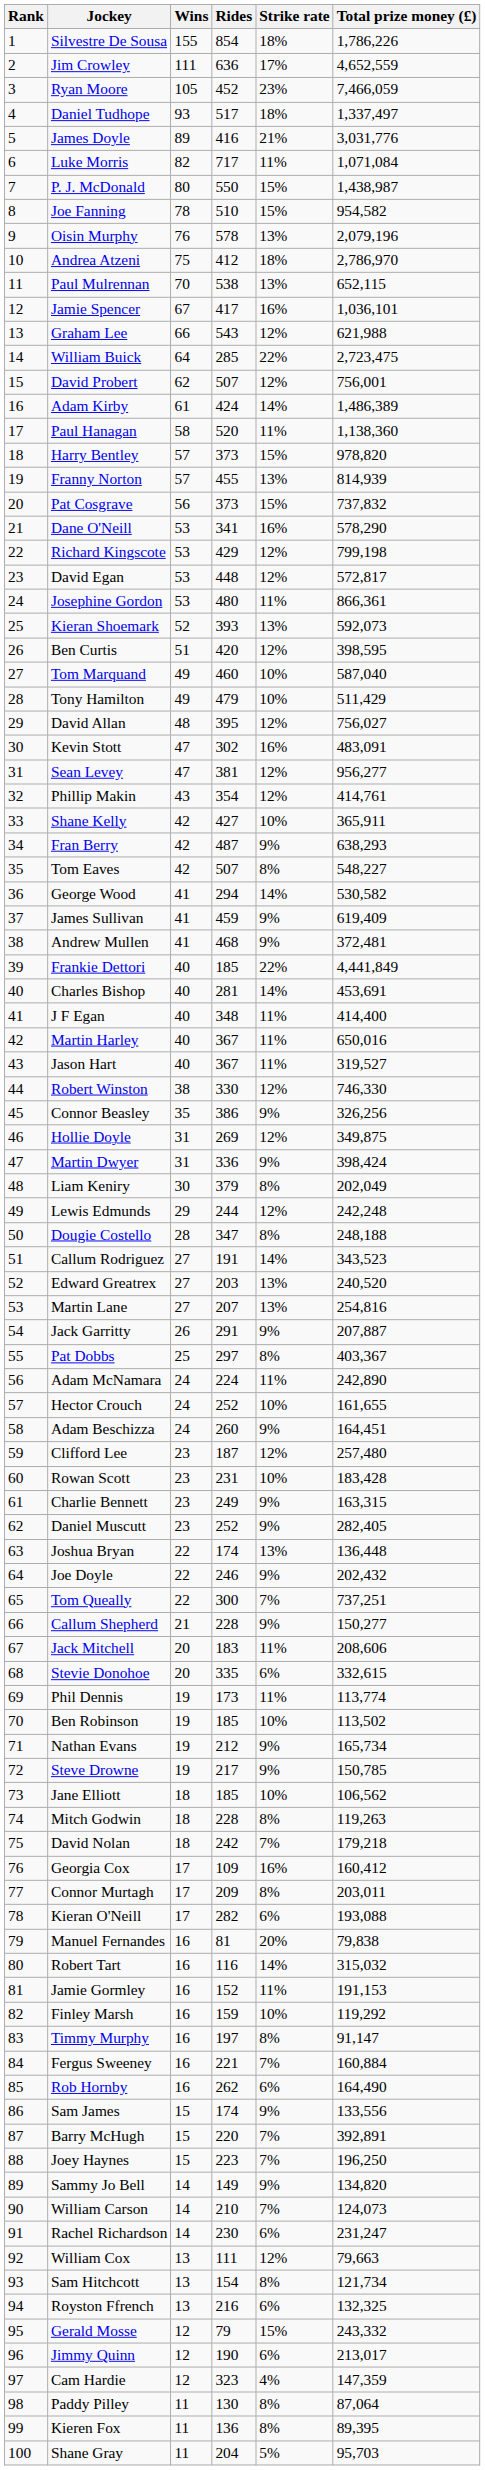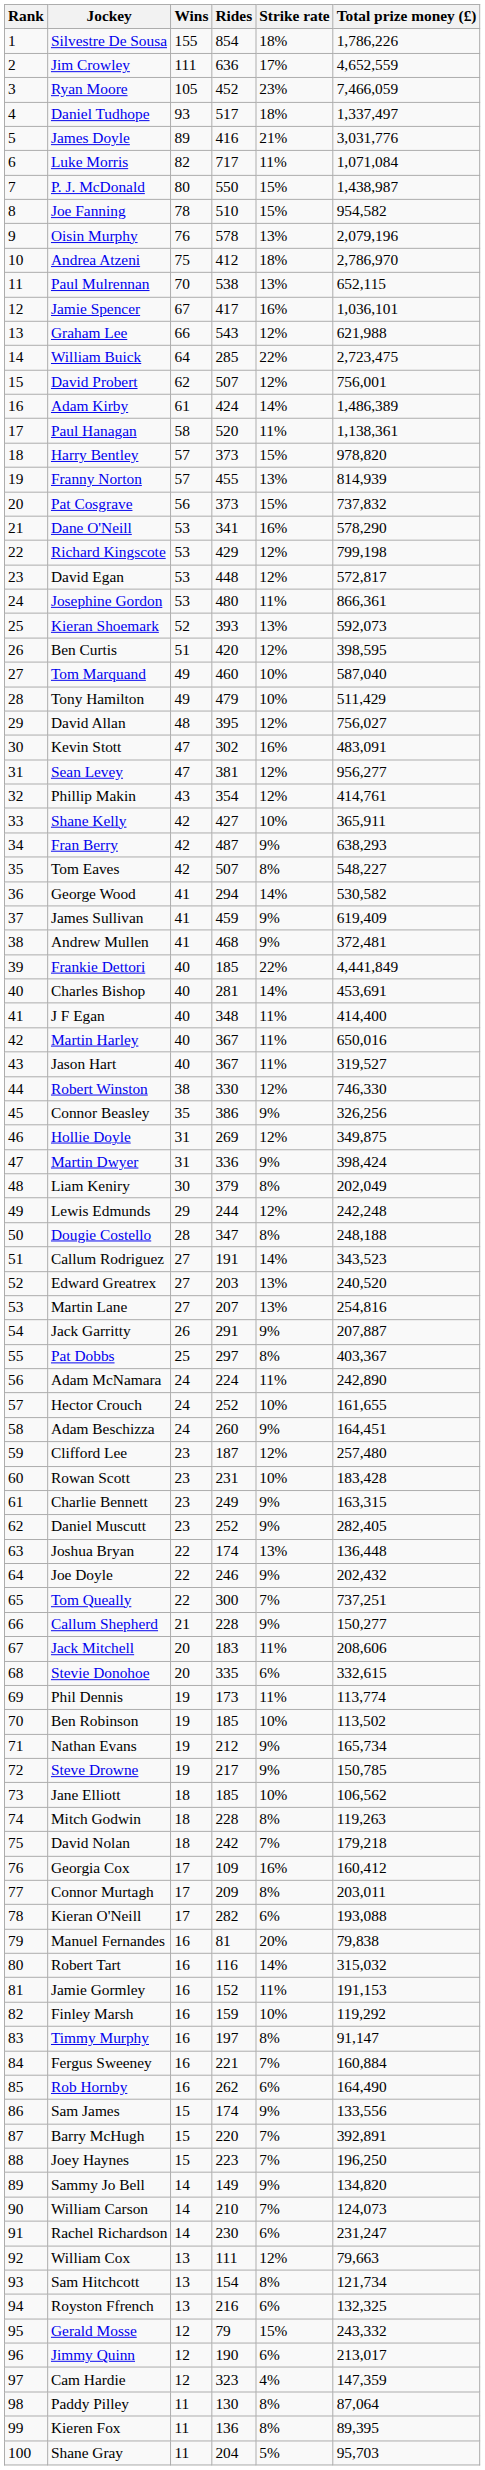(367, 430) 1,138,360 -> (367, 430) 1,138,361
